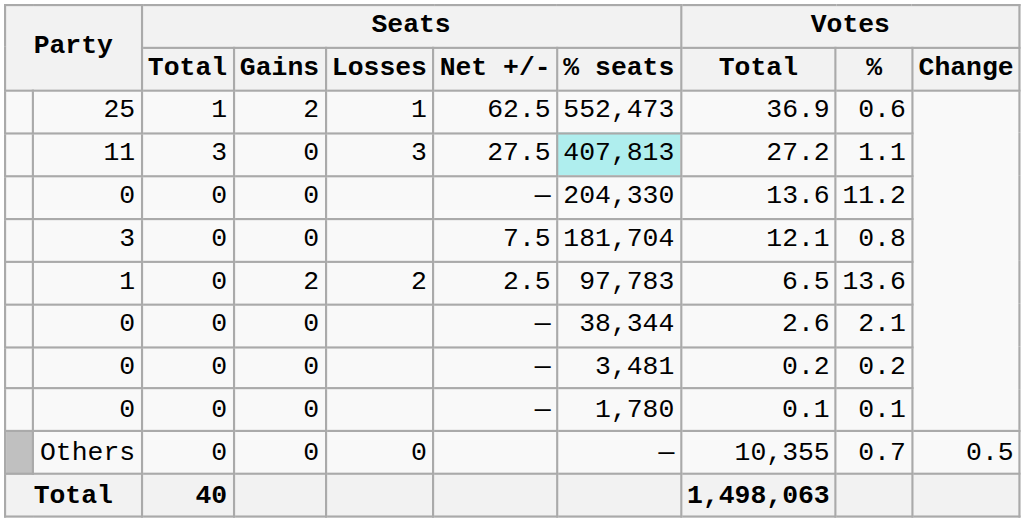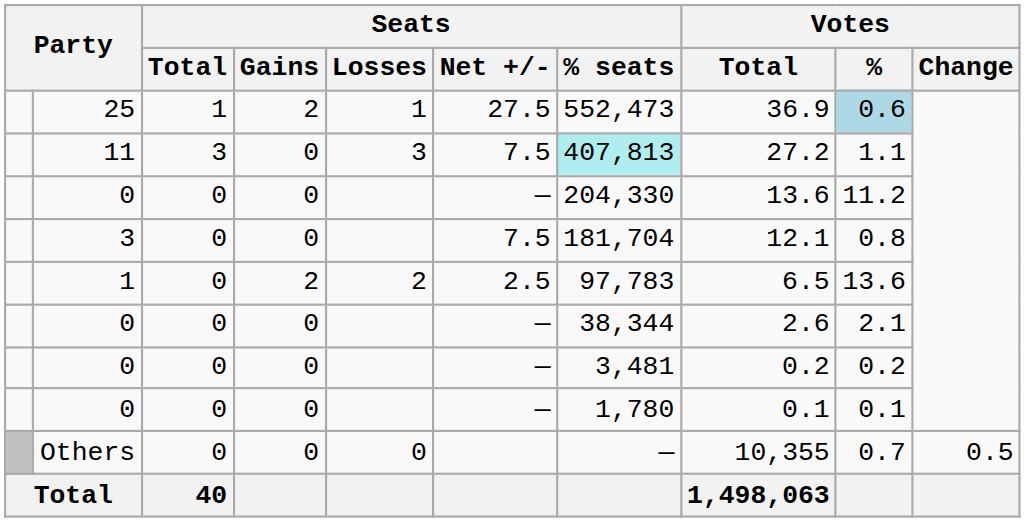(519, 112) 62.5 -> (519, 112) 27.5
(882, 112) no background -> (882, 112) lightblue background
(519, 155) 27.5 -> (527, 155) 7.5
